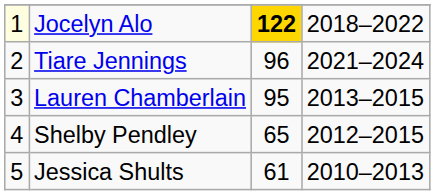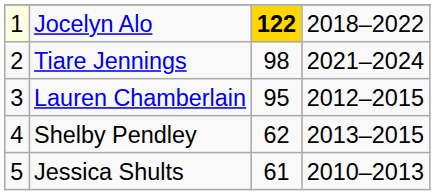(276, 61) 96 -> (276, 61) 98
(365, 98) 2013–2015 -> (365, 98) 2012–2015
(276, 135) 65 -> (276, 135) 62
(365, 135) 2012–2015 -> (365, 135) 2013–2015
